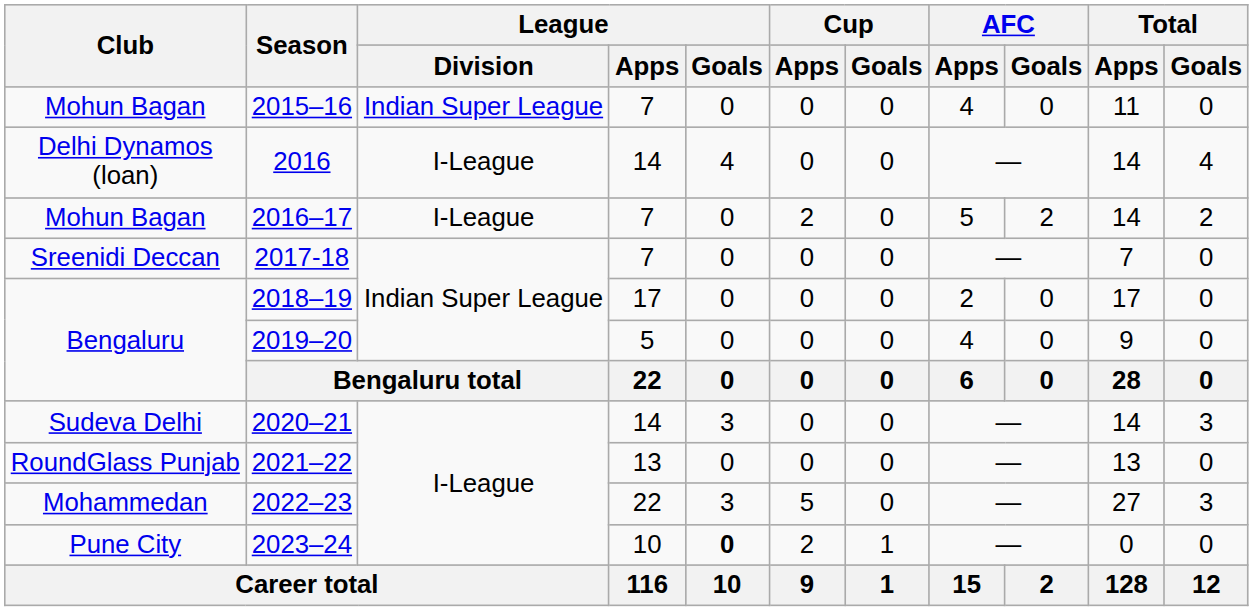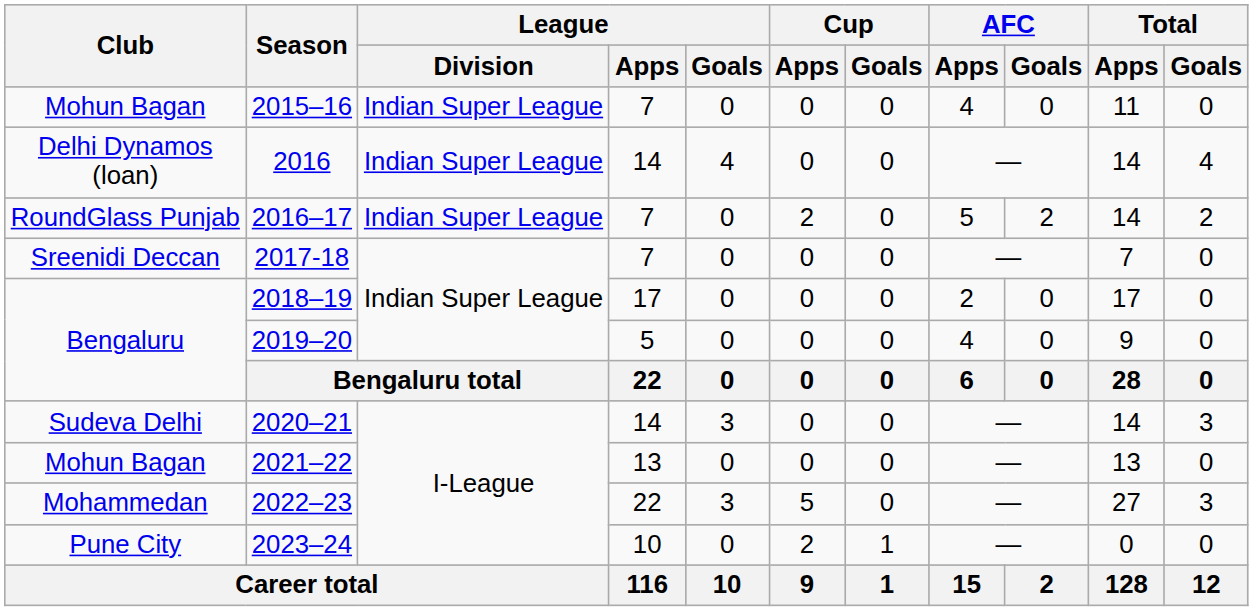(484, 161) I-League -> (484, 161) Indian Super League
(125, 217) Mohun Bagan -> (125, 217) RoundGlass Punjab
(484, 217) I-League -> (484, 217) Indian Super League
(125, 462) RoundGlass Punjab -> (125, 462) Mohun Bagan
(727, 544) bold -> (727, 544) normal
